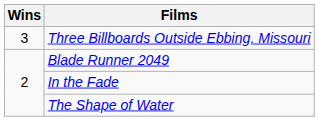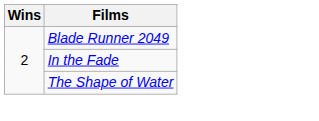- row: (179, 37)
